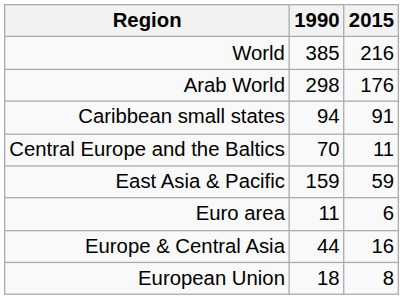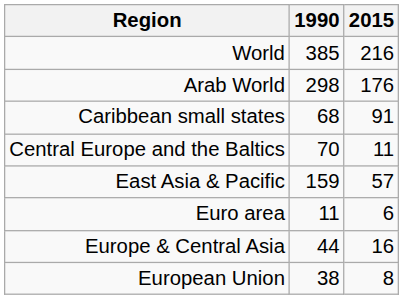(328, 117) 94 -> (328, 117) 68
(383, 181) 59 -> (383, 181) 57
(328, 278) 18 -> (328, 278) 38
